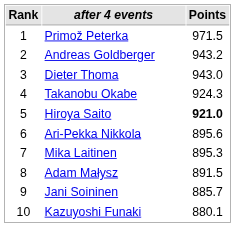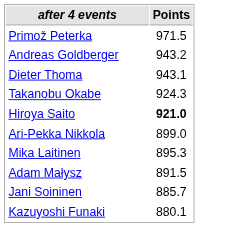- column: (23, 15)
(207, 75) 943.0 -> (171, 75) 943.1
(207, 133) 895.6 -> (171, 133) 899.0
